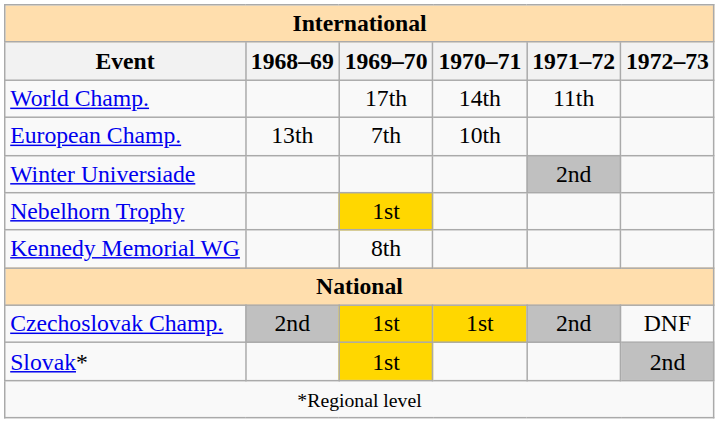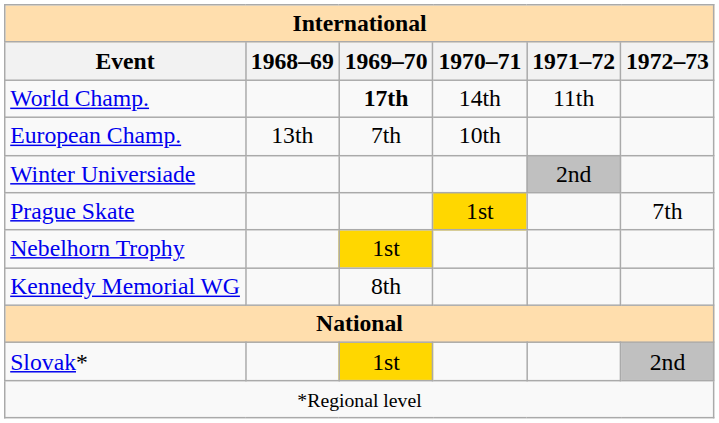(386, 98) normal -> (386, 98) bold
+ row: (72, 211)
- row: (117, 323)
